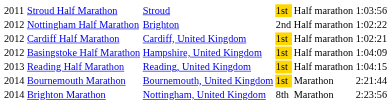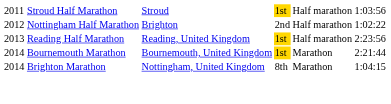- row: (73, 39)
- row: (84, 53)
(371, 67) 1:04:15 -> (370, 39) 2:23:56
(371, 95) 2:23:56 -> (370, 67) 1:04:15
